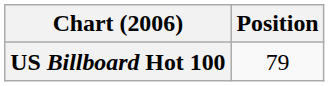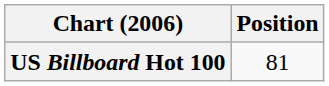(278, 61) 79 -> (278, 61) 81
